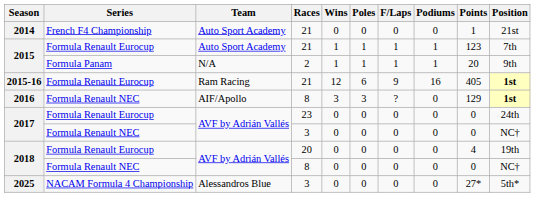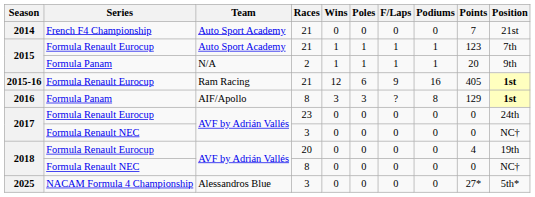(473, 30) 1 -> (473, 30) 7
(93, 98) Formula Renault NEC -> (79, 98) Formula Panam
(435, 98) 0 -> (435, 98) 8
